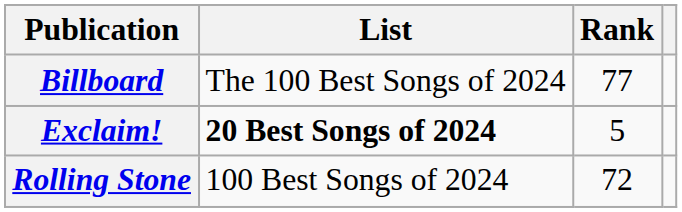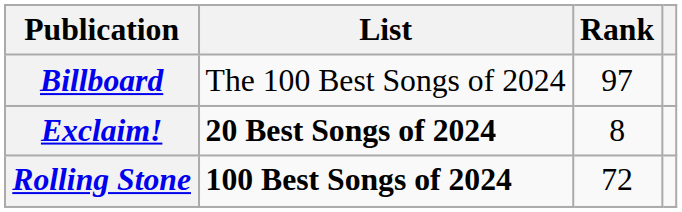(617, 79) 77 -> (617, 79) 97
(617, 130) 5 -> (617, 130) 8
(357, 180) normal -> (359, 180) bold
